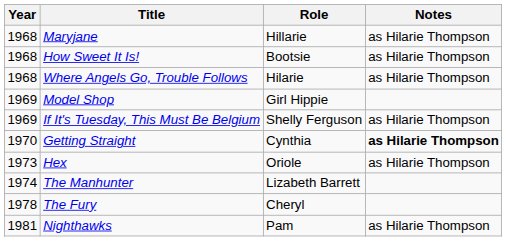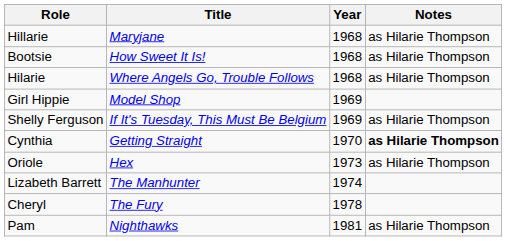columns swapped: (22, 15) <-> (314, 15)
